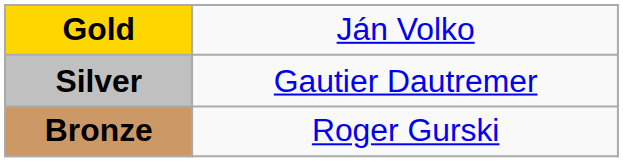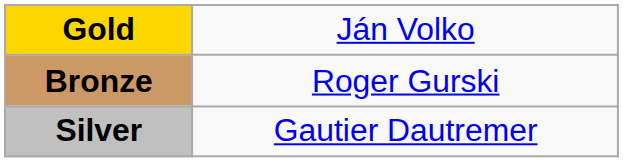rows swapped: (99, 80) <-> (99, 130)
